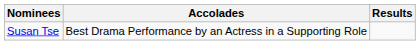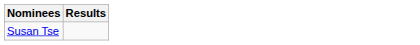- column: (216, 13)
